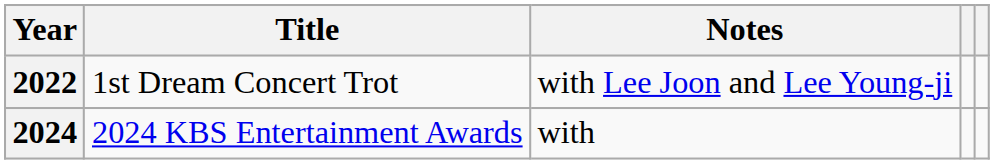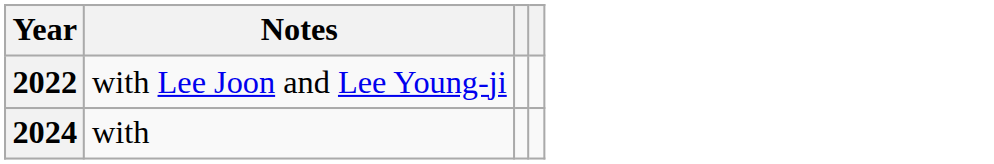- column: (307, 30)
